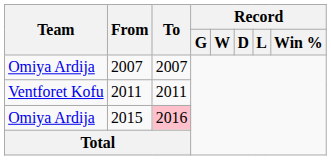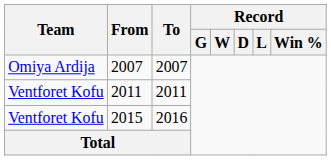(51, 117) Omiya Ardija -> (56, 117) Ventforet Kofu
(172, 117) pink background -> (172, 117) no background
